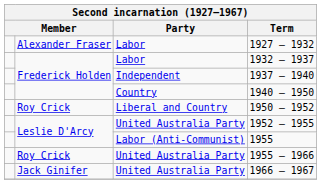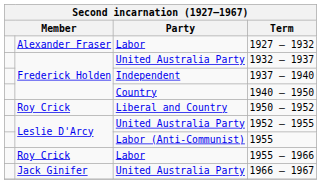(130, 60) Labor -> (180, 60) United Australia Party
(180, 155) United Australia Party -> (130, 155) Labor
